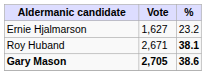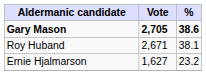rows swapped: (36, 62) <-> (47, 29)
(189, 45) bold -> (189, 45) normal
